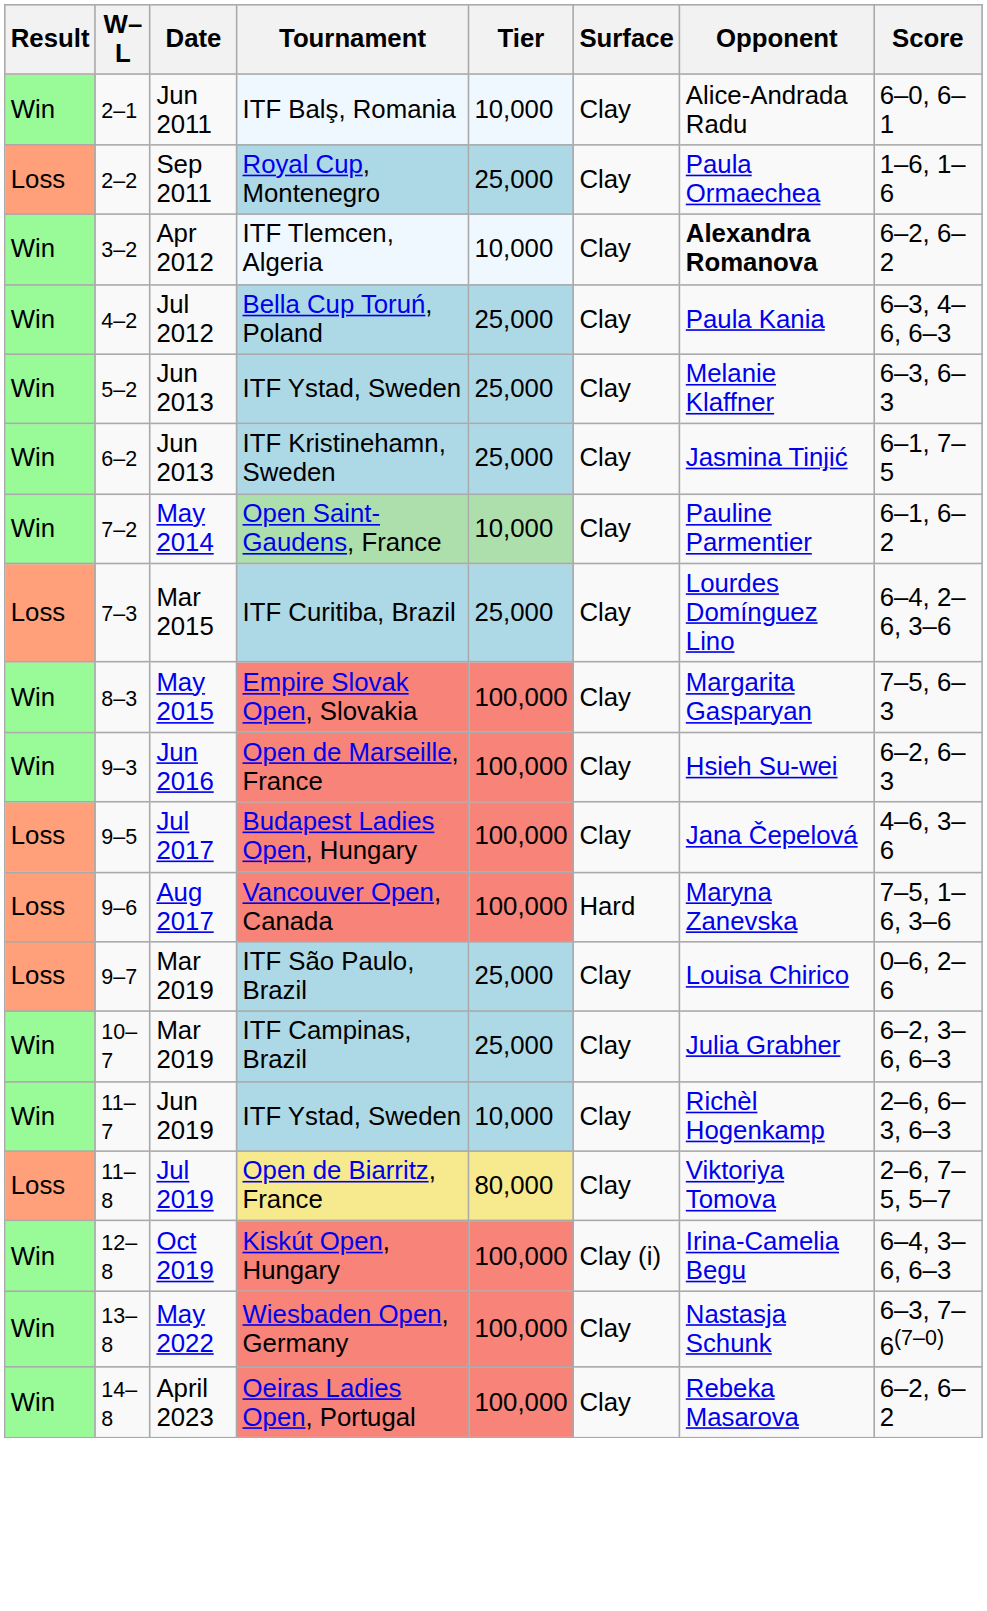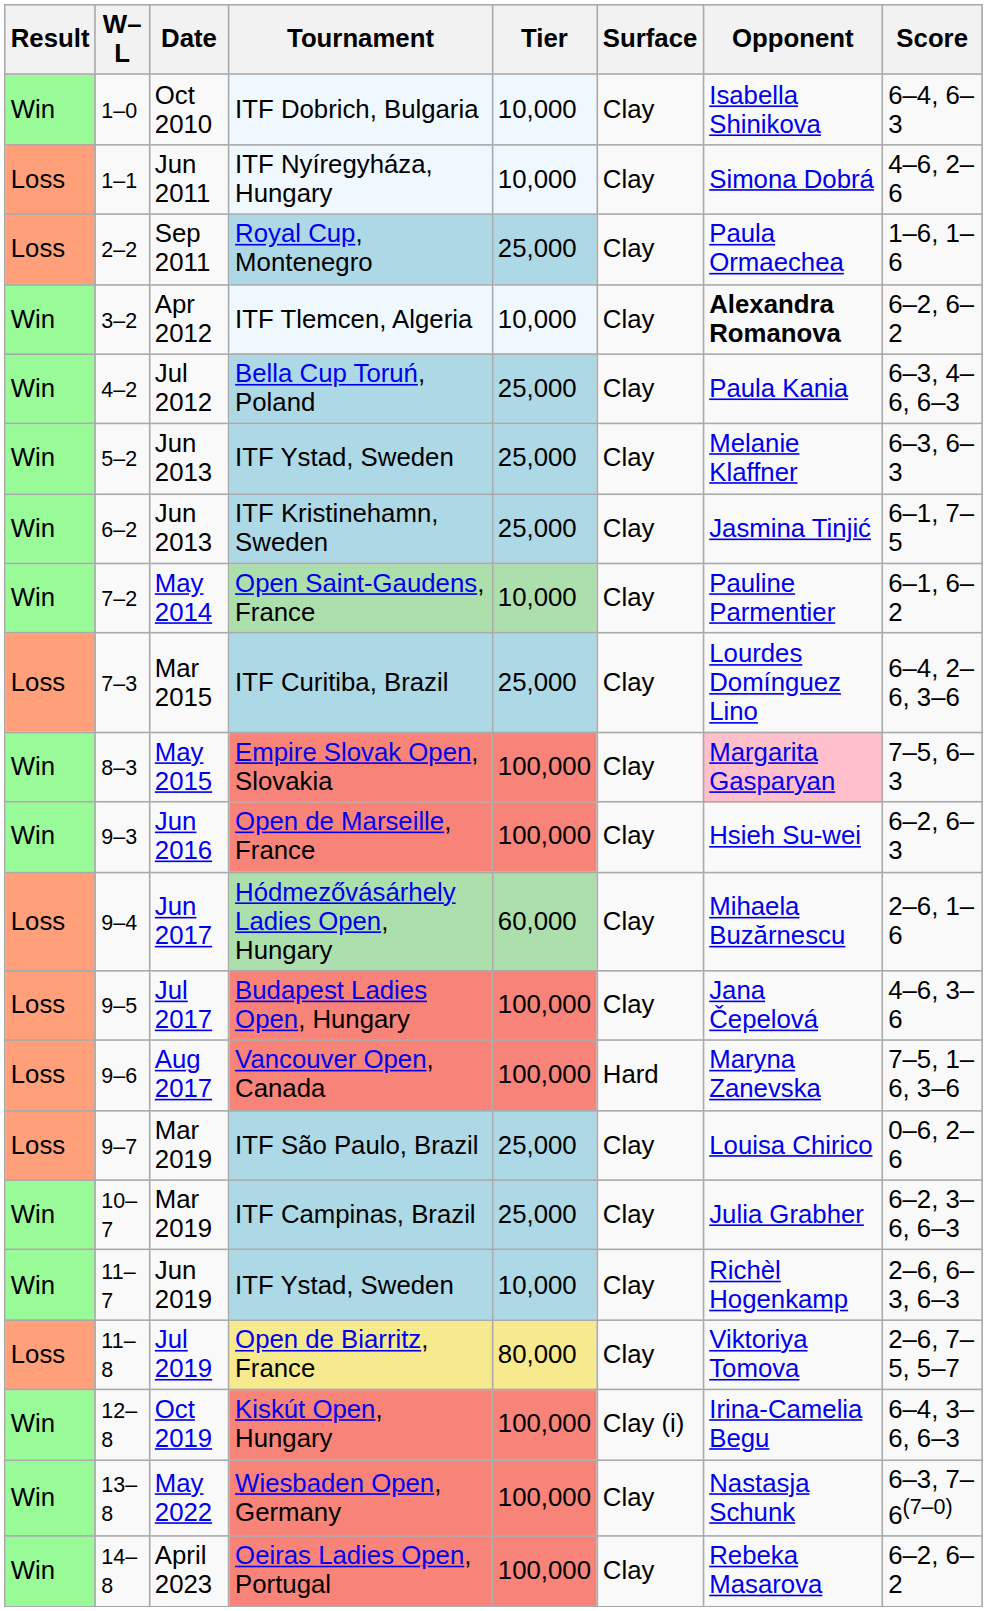+ row: (119, 110)
+ row: (119, 180)
- row: (119, 110)
(749, 696) no background -> (772, 766) pink background
+ row: (119, 922)
